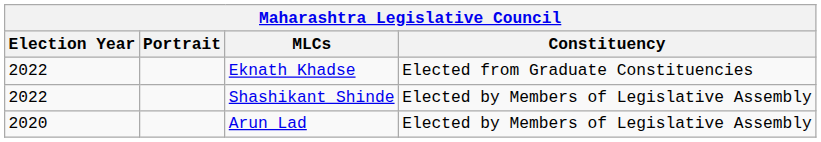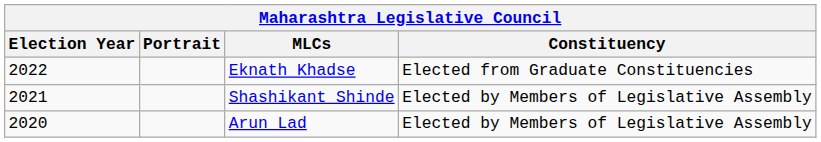(28, 97) 2022 -> (28, 97) 2021
